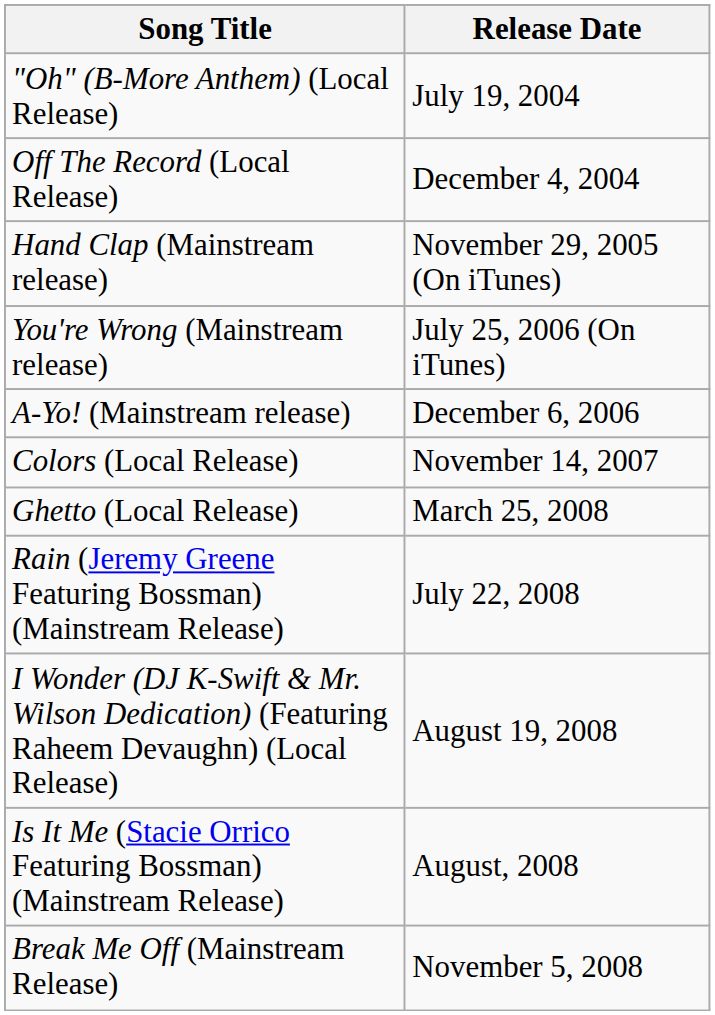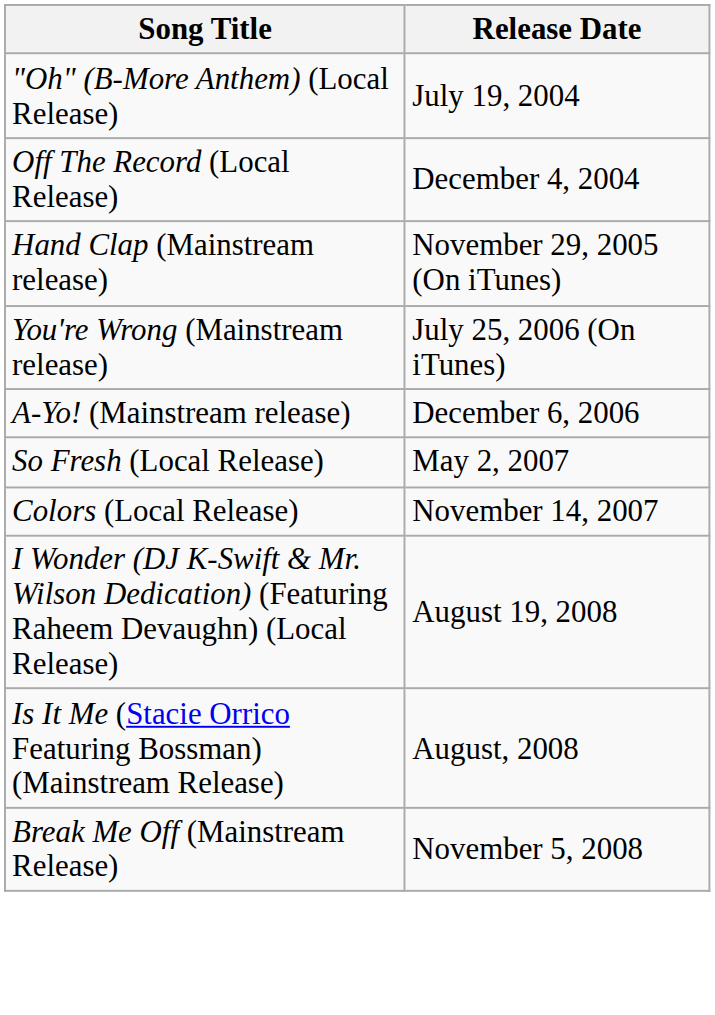+ row: (168, 461)
- row: (155, 510)
- row: (148, 594)
